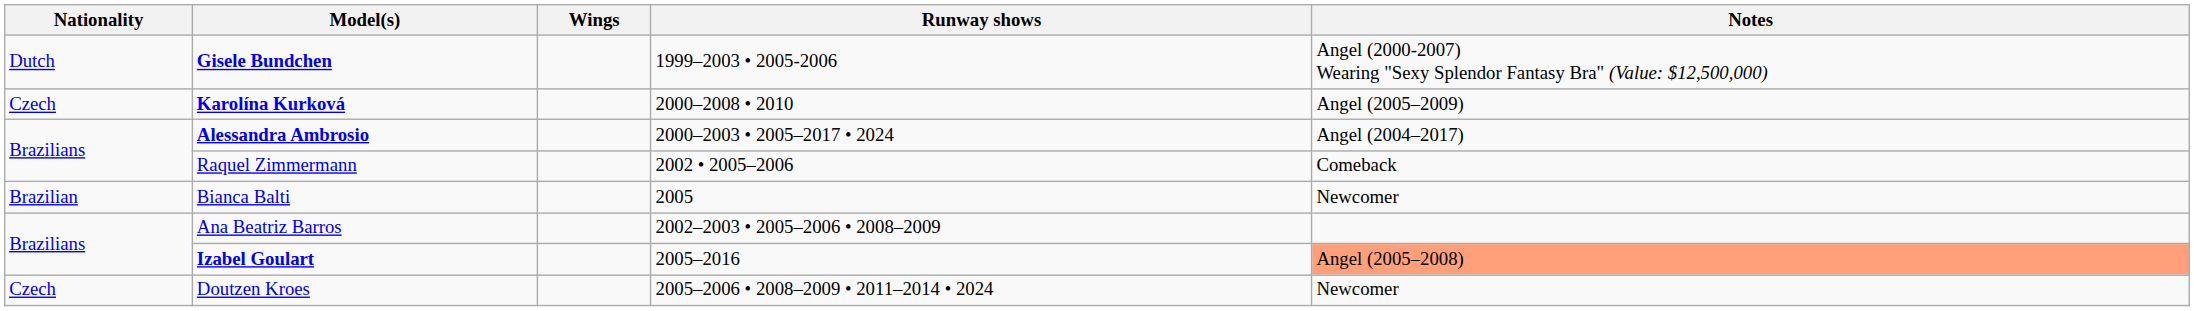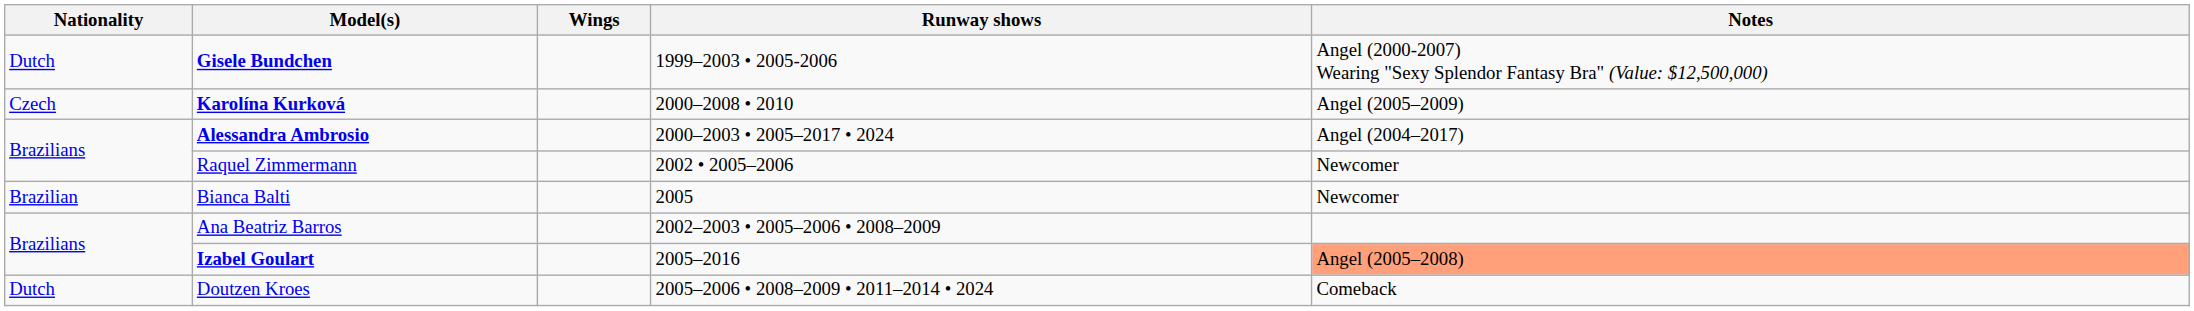(1356, 165) Comeback -> (1358, 165) Newcomer
(33, 289) Czech -> (32, 289) Dutch
(1358, 289) Newcomer -> (1356, 289) Comeback
